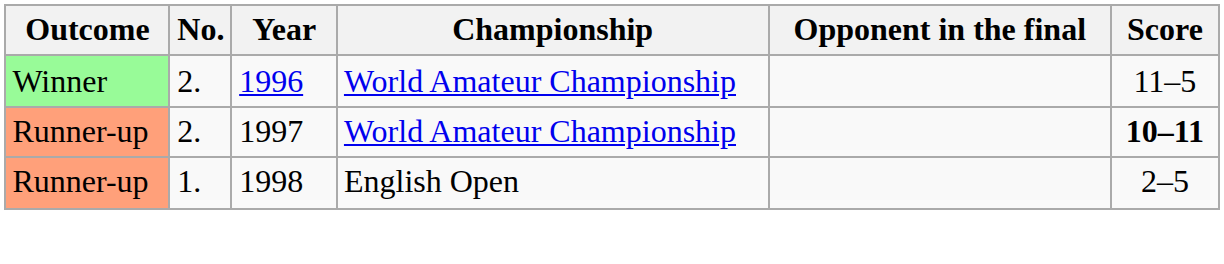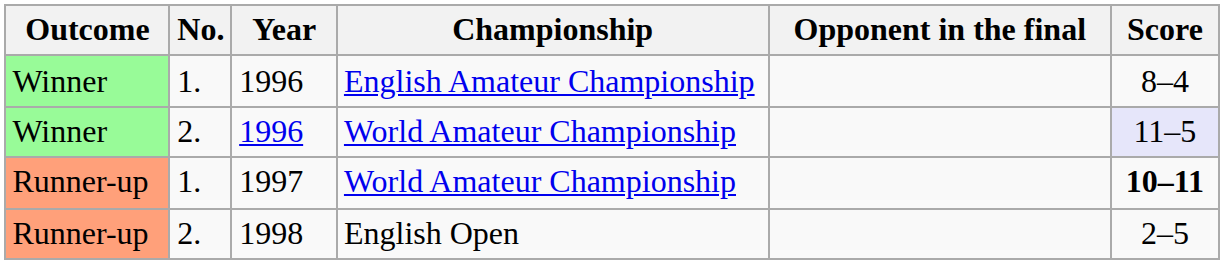+ row: (271, 80)
(1165, 80) no background -> (1165, 131) lavender background
(189, 131) 2. -> (189, 182) 1.
(189, 182) 1. -> (189, 232) 2.
